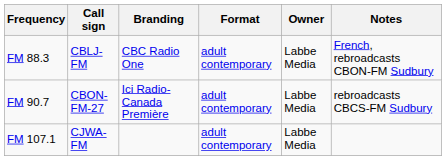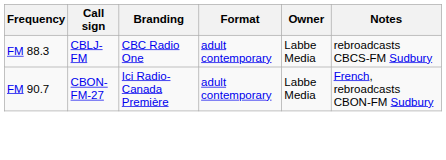(384, 57) French, rebroadcasts CBON-FM Sudbury -> (383, 51) rebroadcasts CBCS-FM Sudbury
(383, 102) rebroadcasts CBCS-FM Sudbury -> (384, 89) French, rebroadcasts CBON-FM Sudbury
- row: (31, 139)
